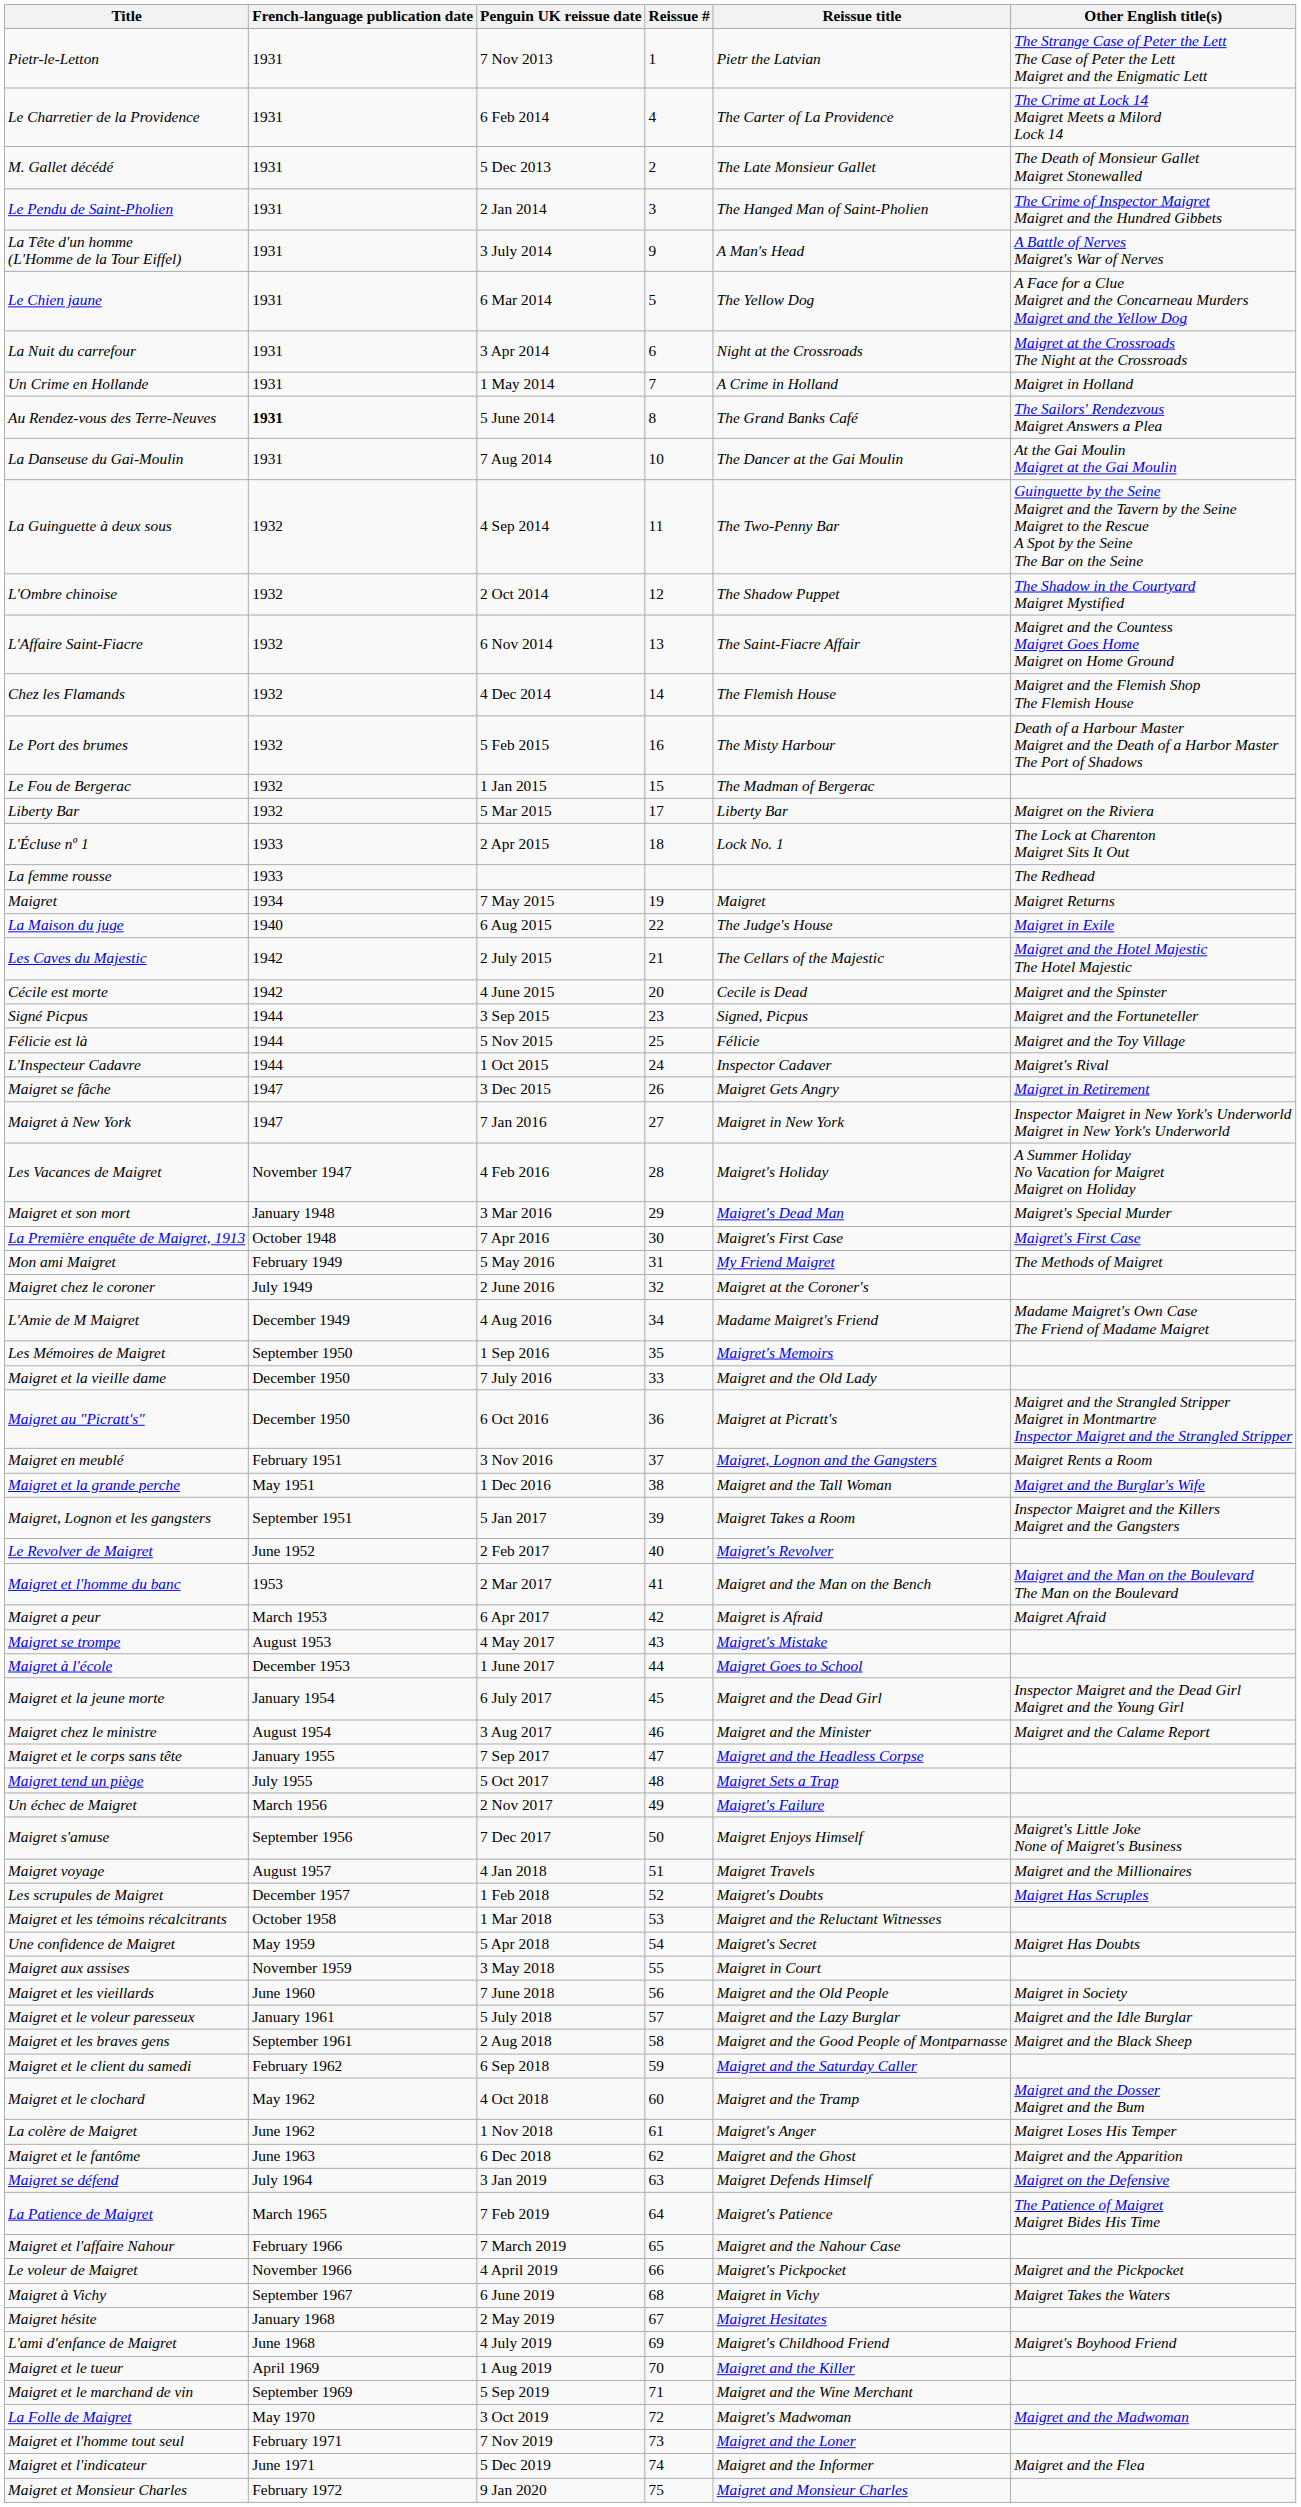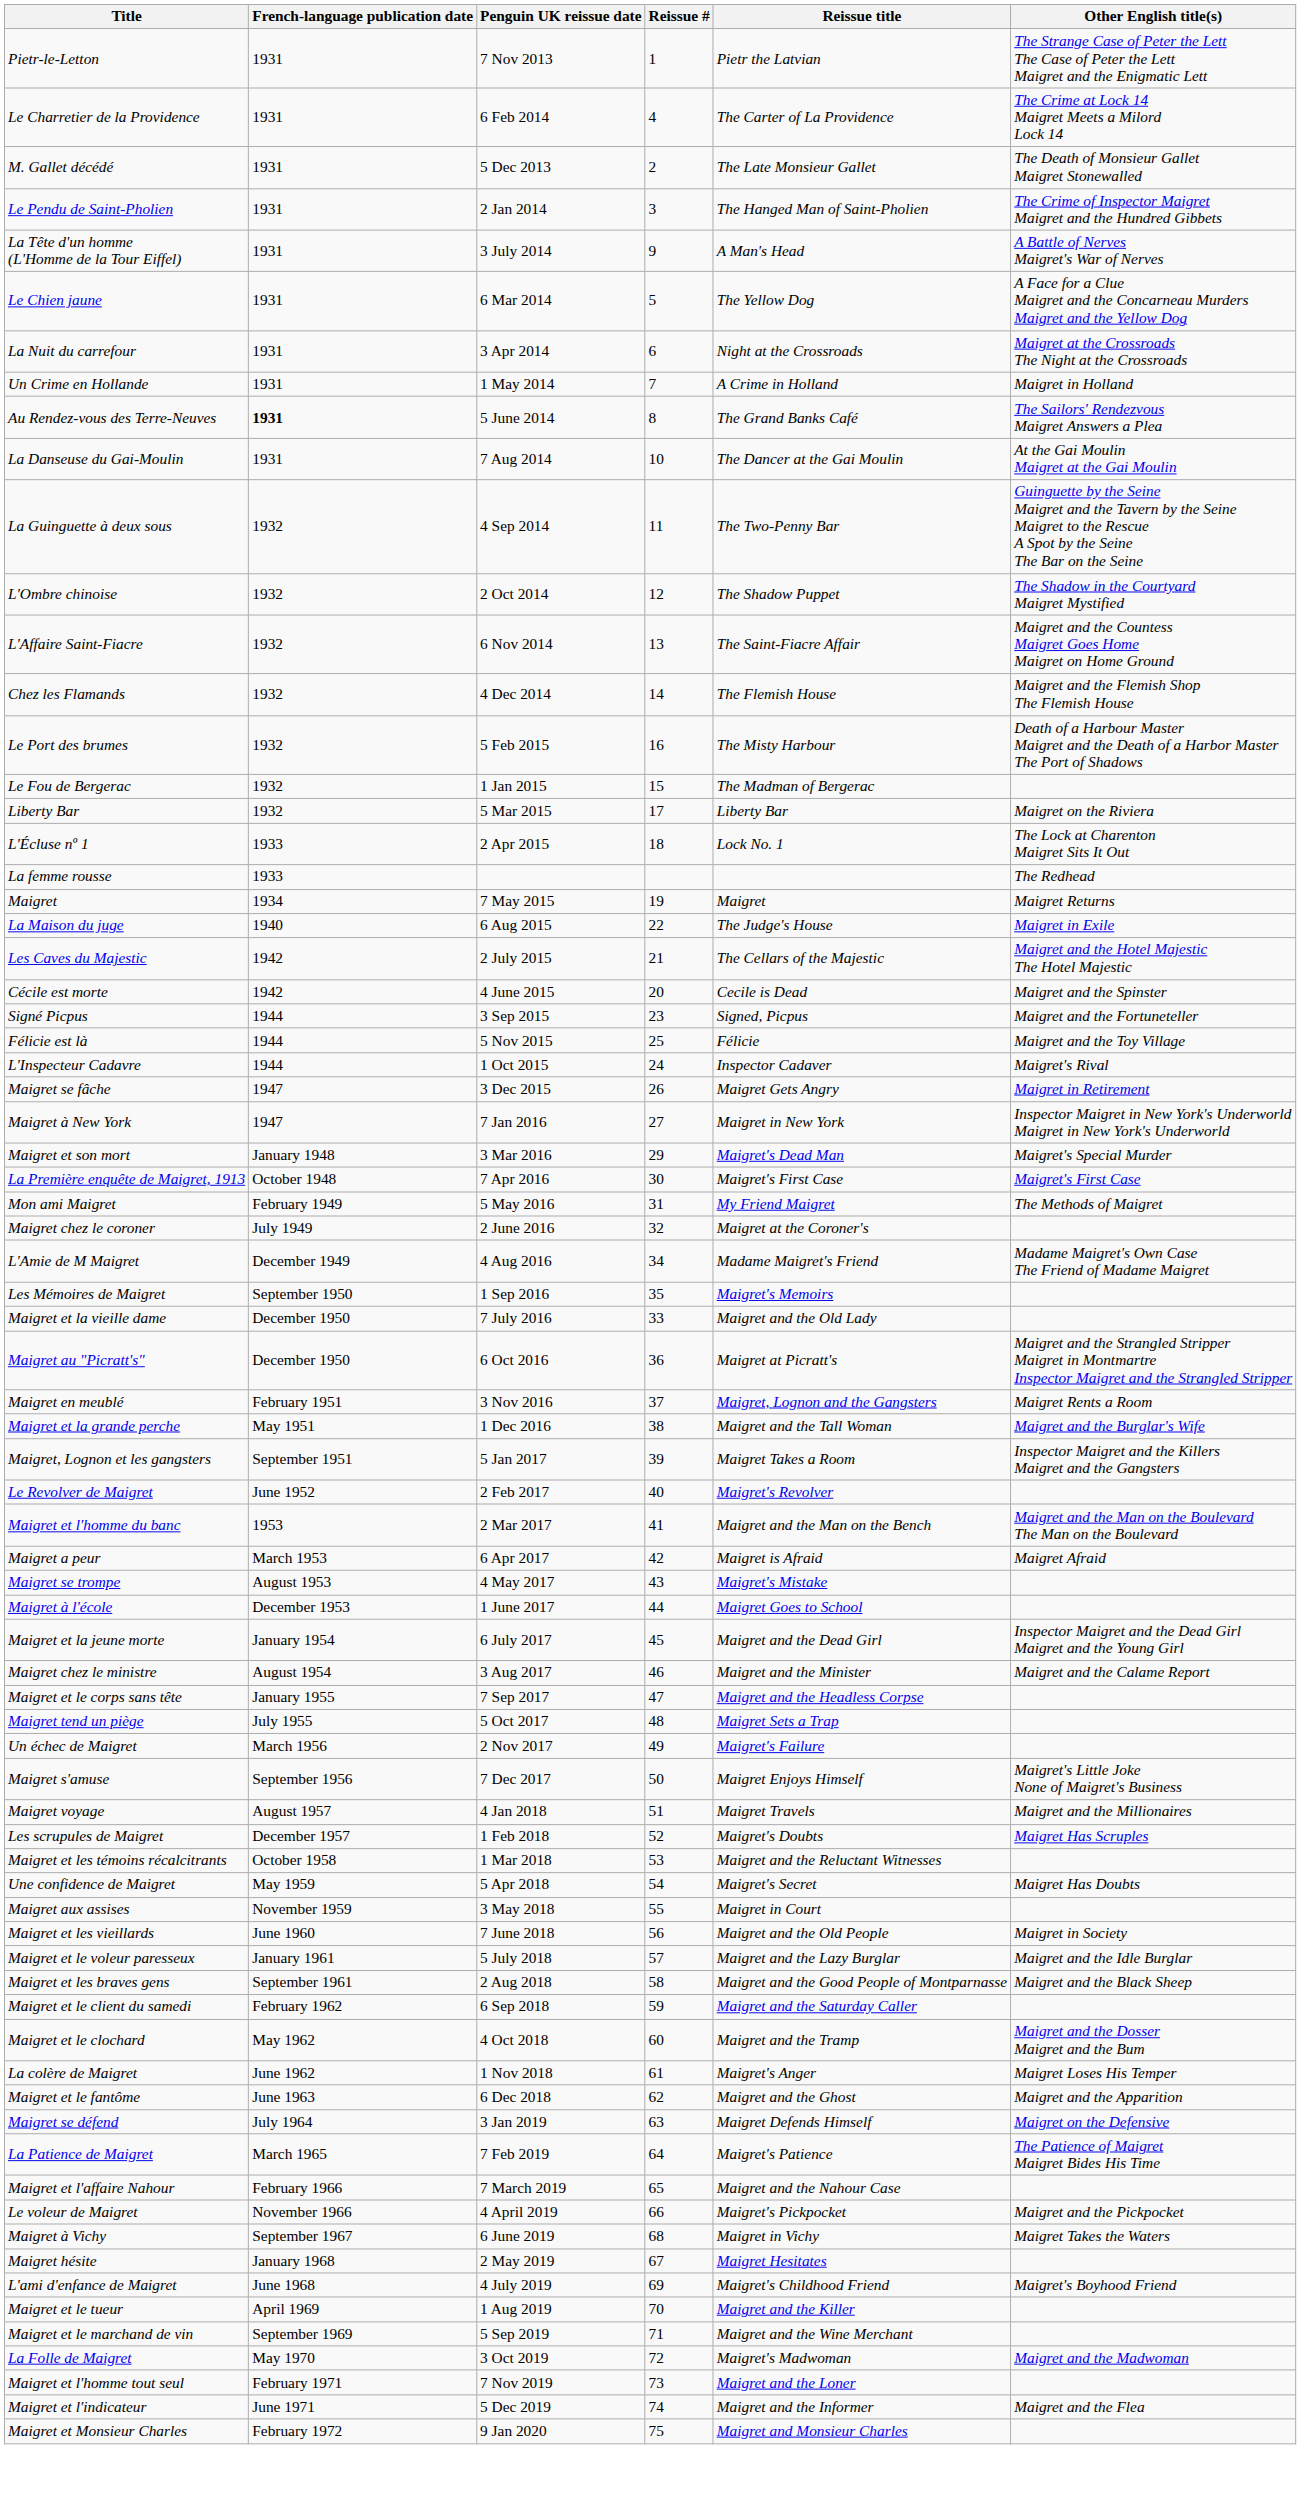- row: (85, 1172)
